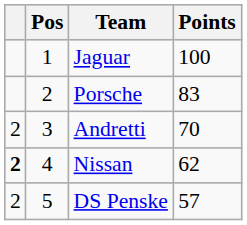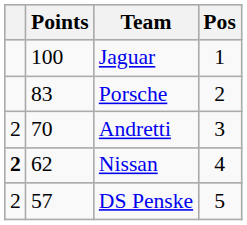columns swapped: (47, 21) <-> (207, 21)
